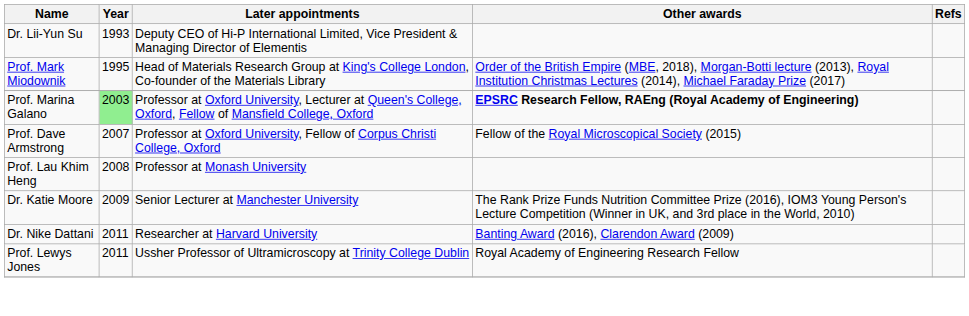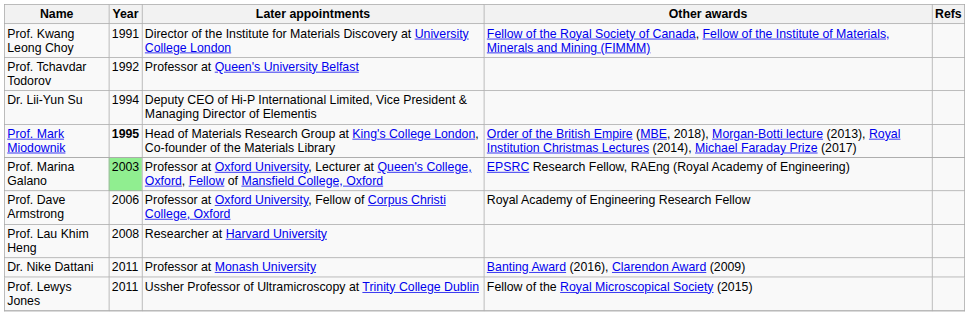+ row: (41, 40)
+ row: (47, 74)
(116, 33) 1993 -> (125, 100) 1994
(116, 67) normal -> (125, 134) bold
(667, 100) bold -> (668, 167) normal
(116, 134) 2007 -> (125, 200) 2006
(608, 134) Fellow of the Royal Microscopical Society (2015) -> (619, 200) Royal Academy of Engineering Research Fellow
(221, 167) Professor at Monash University -> (236, 234) Researcher at Harvard University
- row: (50, 200)
(226, 234) Researcher at Harvard University -> (230, 267) Professor at Monash University
(607, 253) Royal Academy of Engineering Research Fellow -> (620, 287) Fellow of the Royal Microscopical Society (2015)
